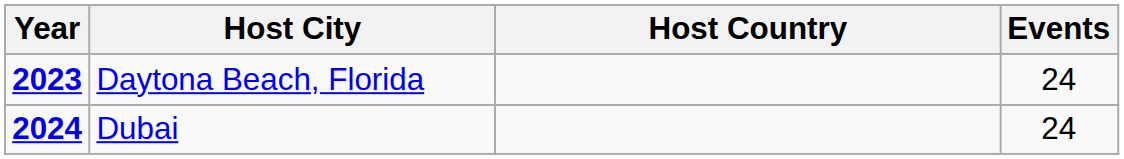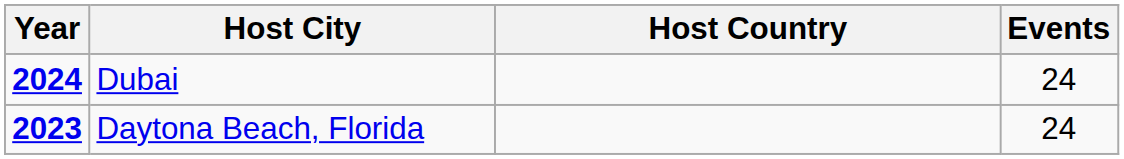rows swapped: (260, 79) <-> (137, 128)
